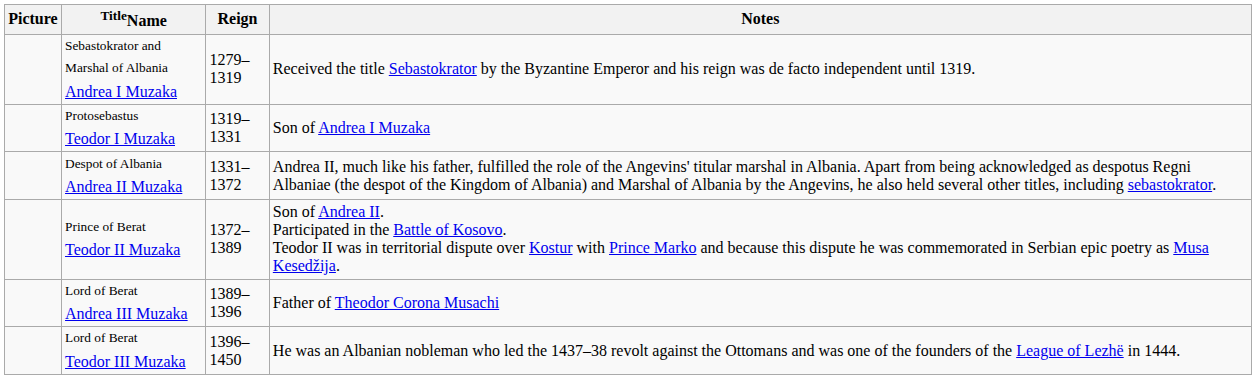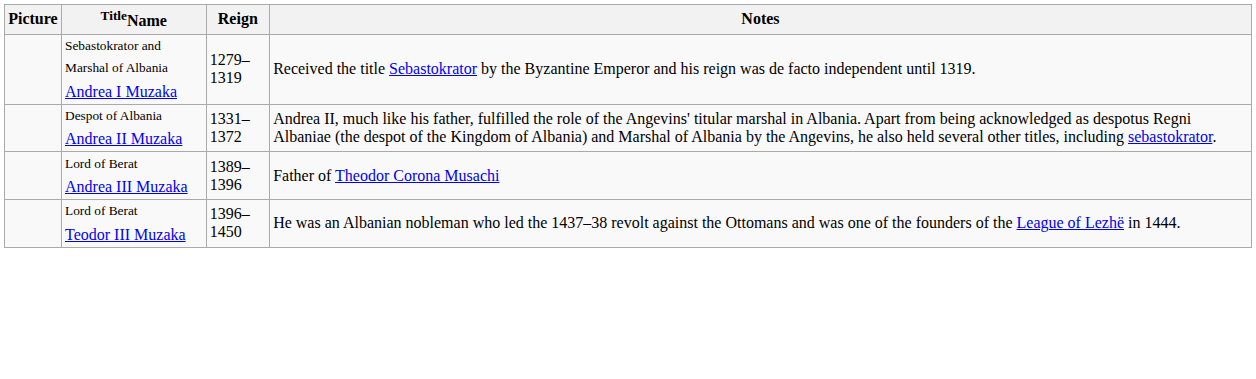- row: (120, 128)
- row: (123, 239)
